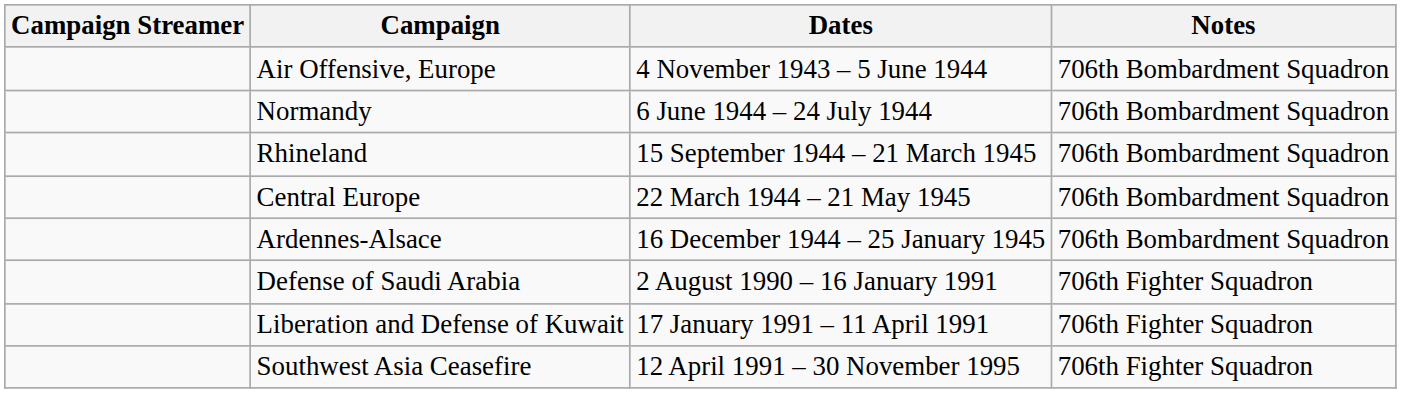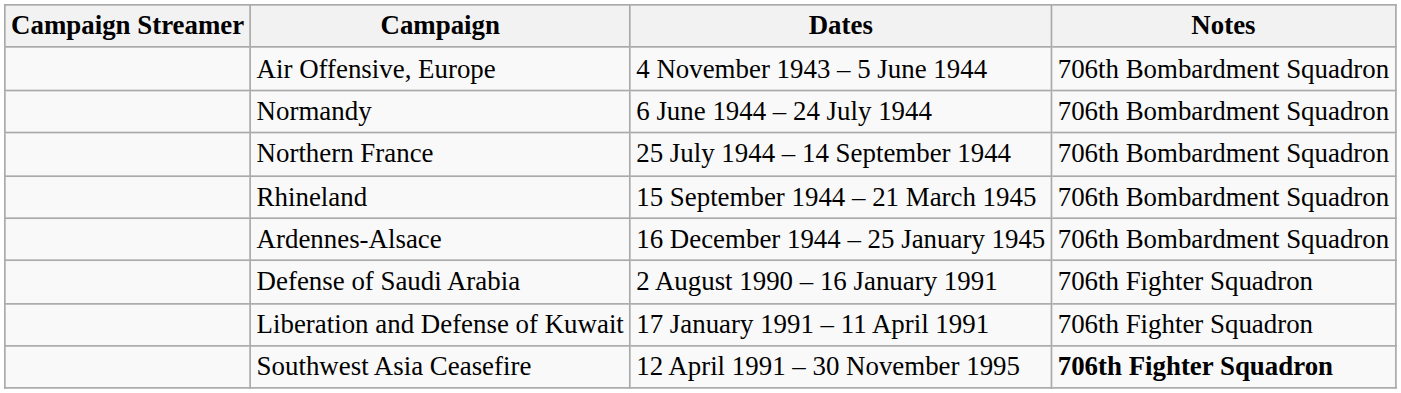+ row: (345, 153)
- row: (338, 196)
(1185, 366) normal -> (1195, 366) bold
